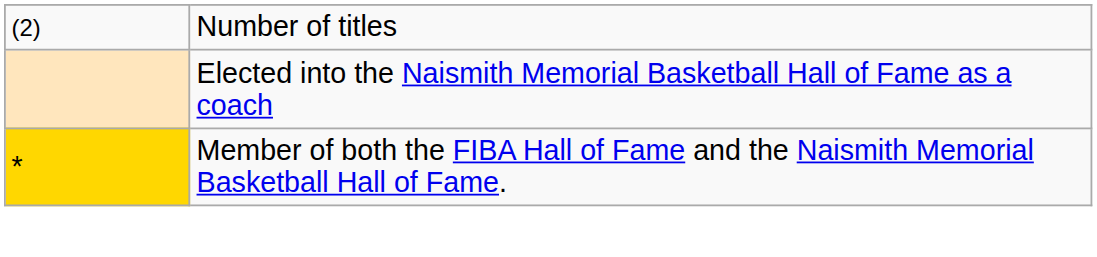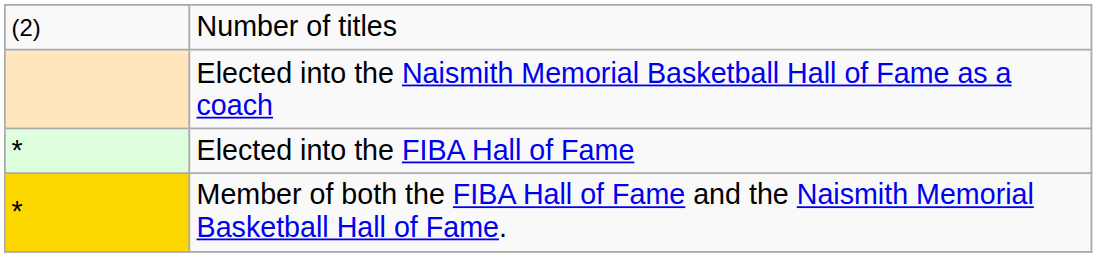+ row: (415, 150)
